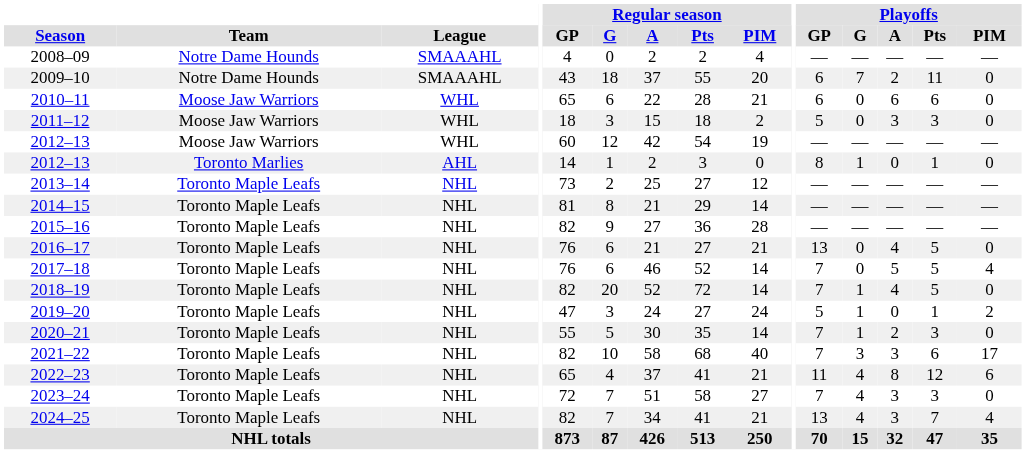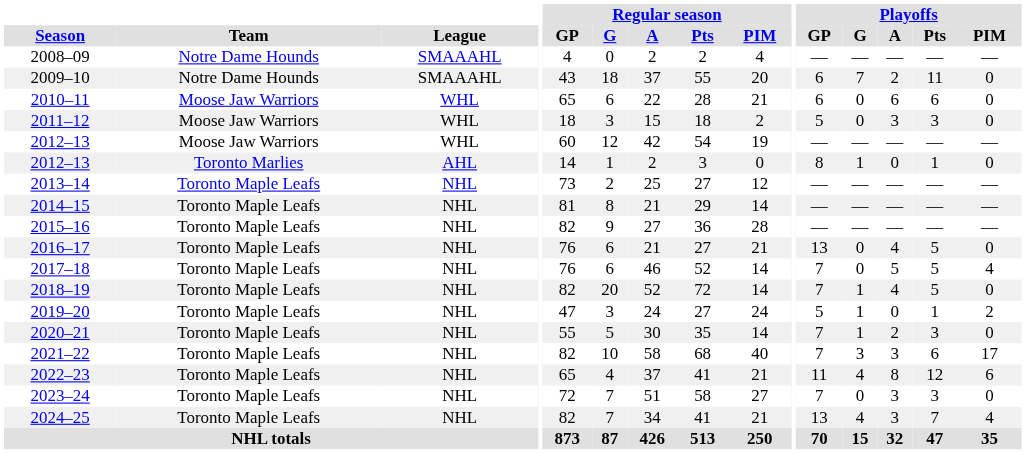(860, 396) 4 -> (860, 396) 0
